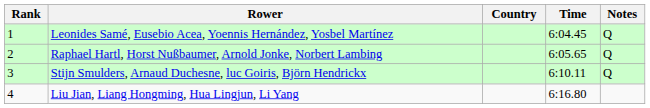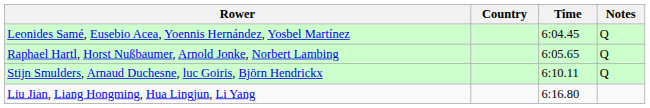- column: (26, 14)
